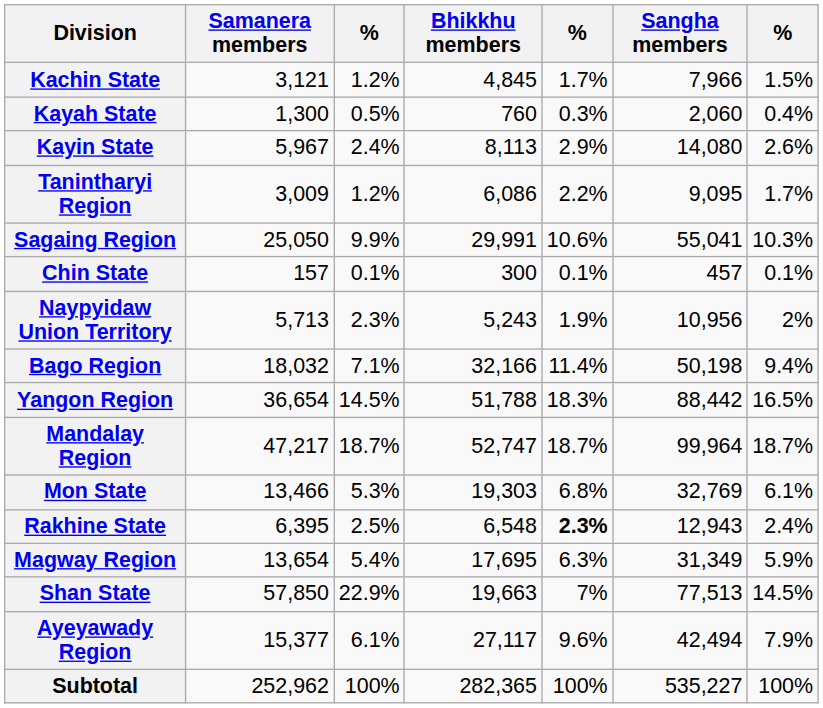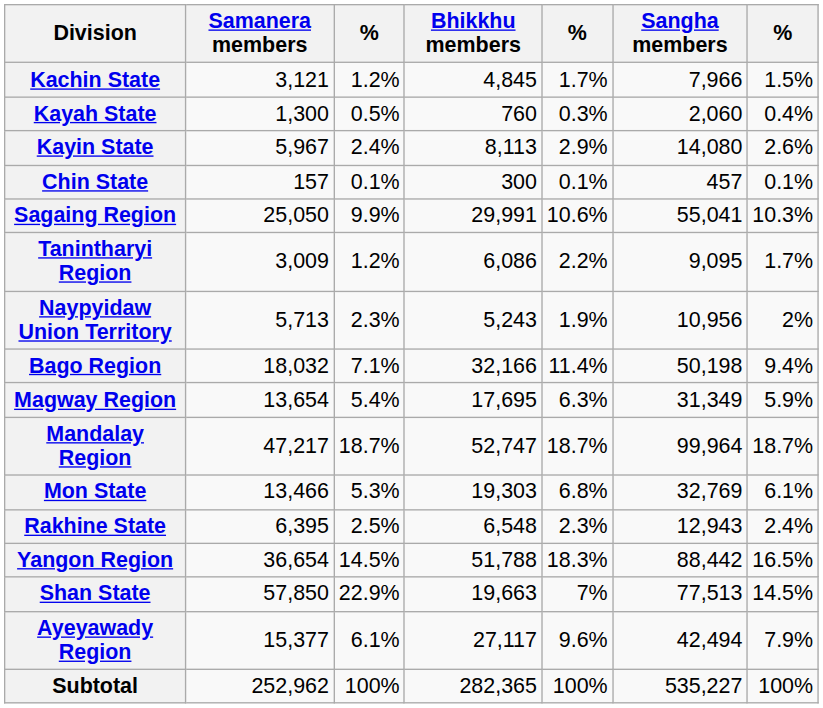rows swapped: (95, 273) <-> (95, 193)
rows swapped: (95, 560) <-> (95, 399)
(583, 526) bold -> (583, 526) normal
